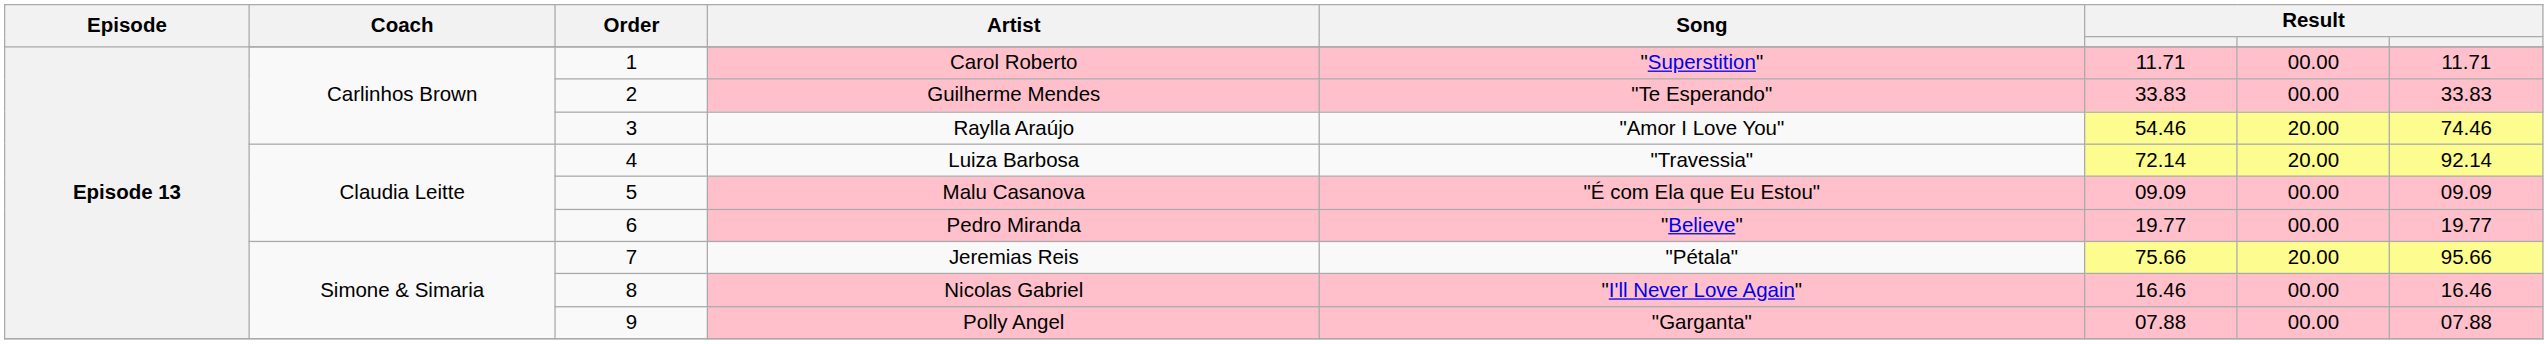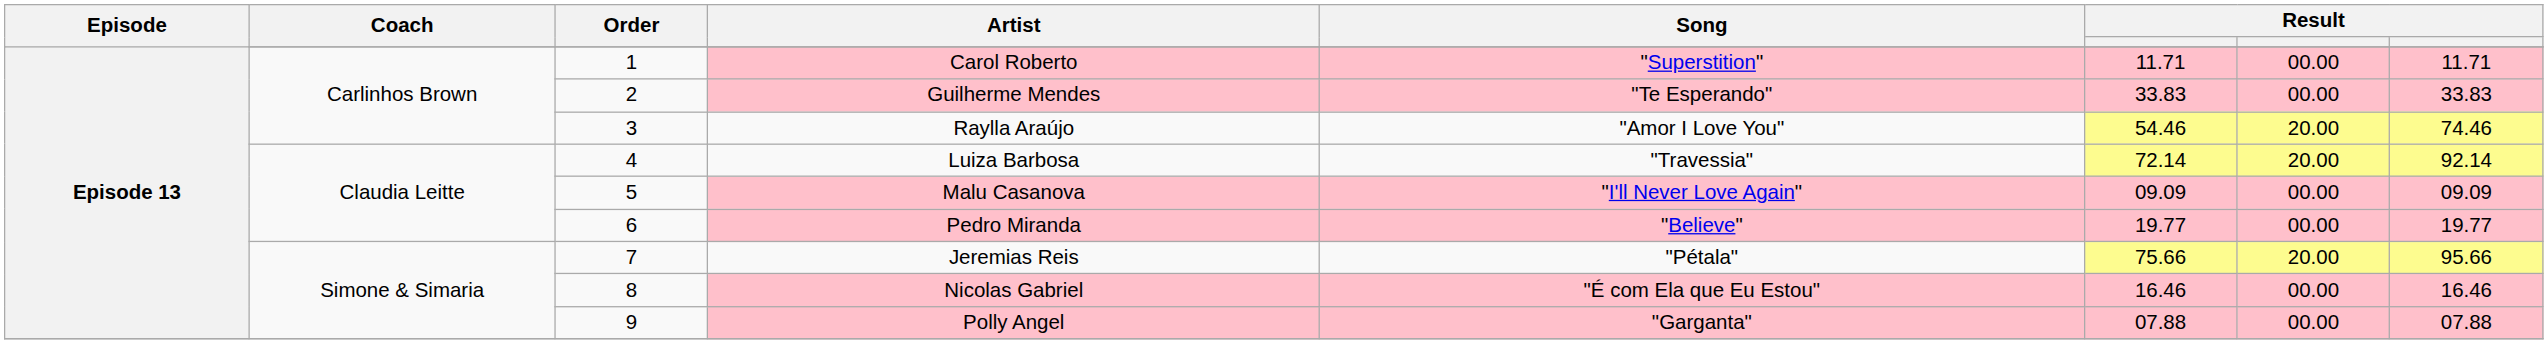(1702, 192) "É com Ela que Eu Estou" -> (1702, 192) "I'll Never Love Again"
(1702, 290) "I'll Never Love Again" -> (1702, 290) "É com Ela que Eu Estou"
